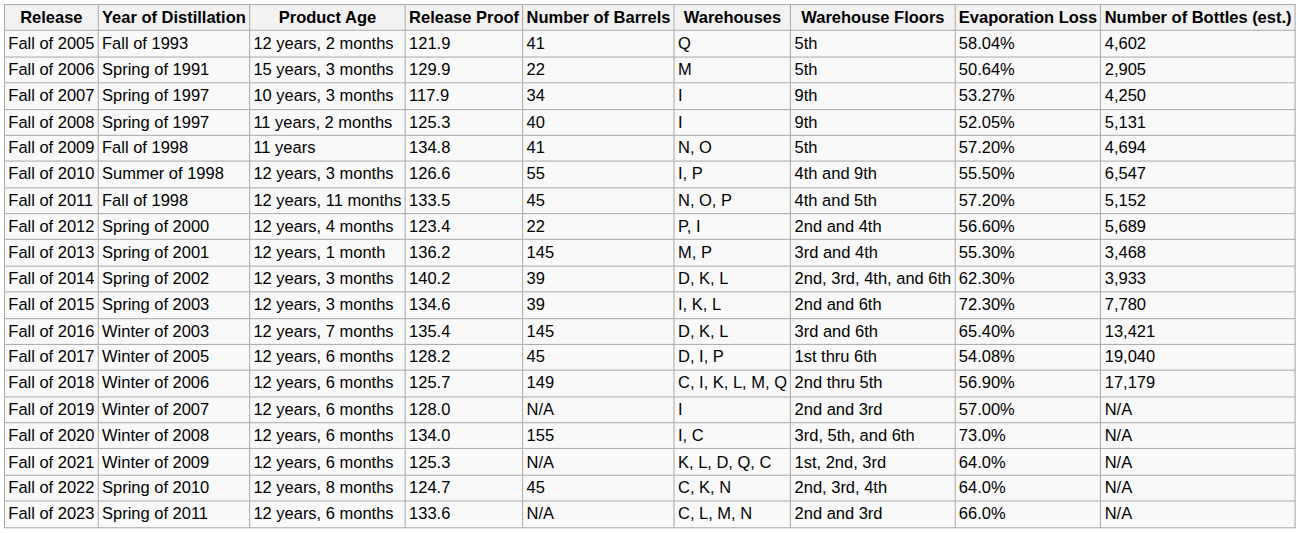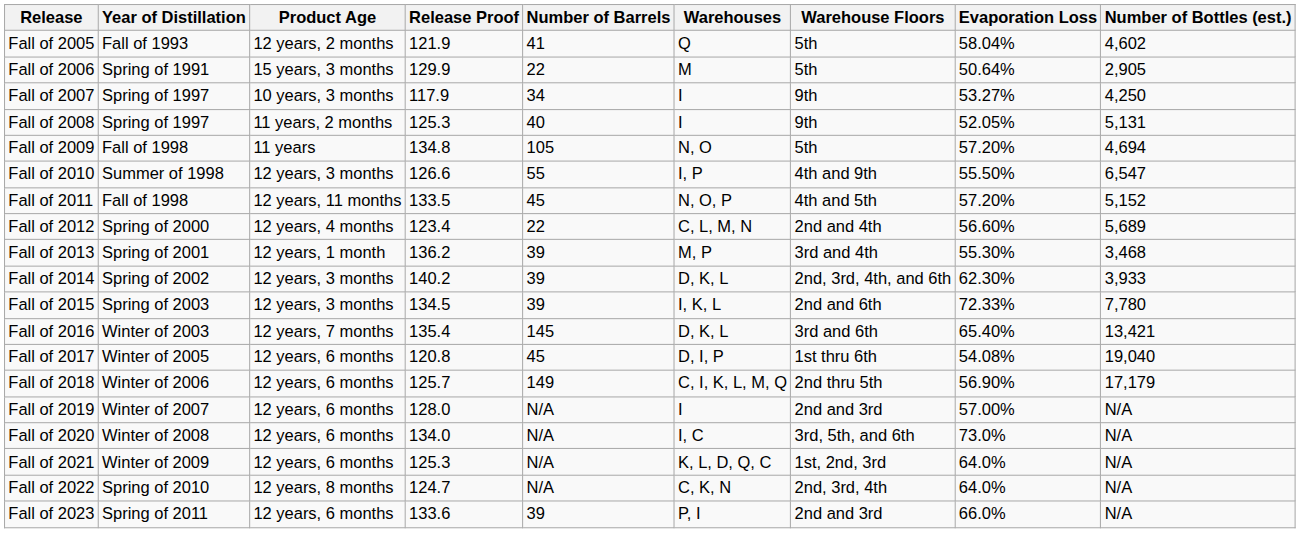(536, 148) 41 -> (540, 148) 105
(689, 226) P, I -> (715, 226) C, L, M, N
(540, 252) 145 -> (536, 252) 39
(430, 305) 134.6 -> (430, 305) 134.5
(987, 305) 72.30% -> (987, 305) 72.33%
(430, 357) 128.2 -> (430, 357) 120.8
(540, 435) 155 -> (540, 435) N/A
(536, 488) 45 -> (540, 488) N/A
(540, 514) N/A -> (536, 514) 39
(715, 514) C, L, M, N -> (689, 514) P, I
